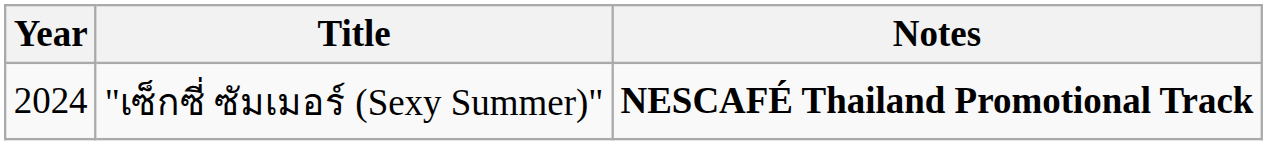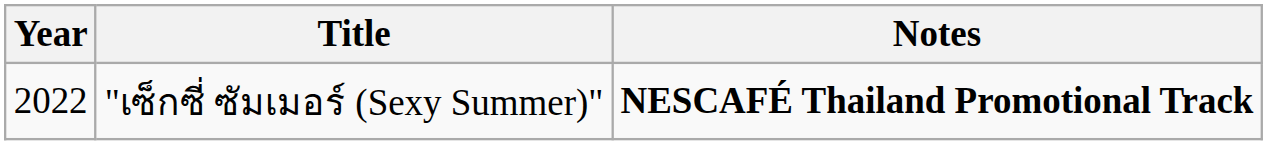(51, 100) 2024 -> (51, 100) 2022
